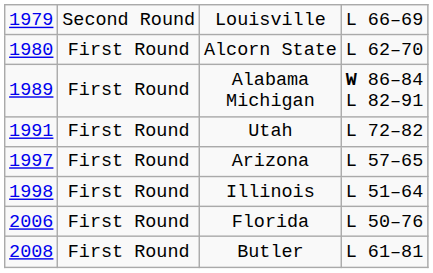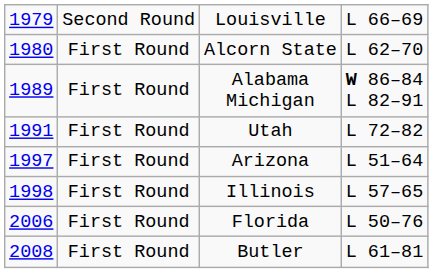(384, 161) L 57–65 -> (384, 161) L 51–64
(384, 191) L 51–64 -> (384, 191) L 57–65
